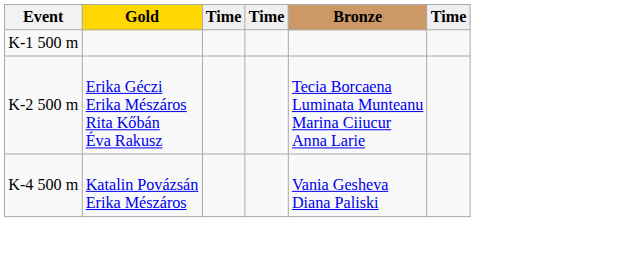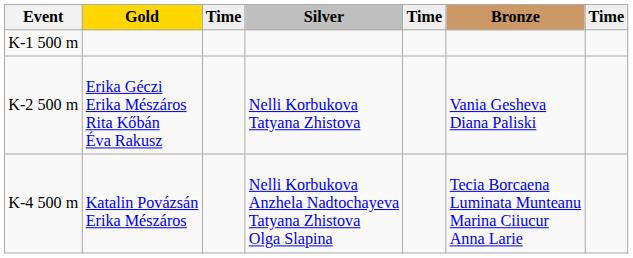+ column: (324, 17)
(358, 114) Tecia Borcaena Luminata Munteanu Marina Ciiucur Anna Larie -> (498, 114) Vania Gesheva Diana Paliski
(340, 194) Vania Gesheva Diana Paliski -> (515, 212) Tecia Borcaena Luminata Munteanu Marina Ciiucur Anna Larie
